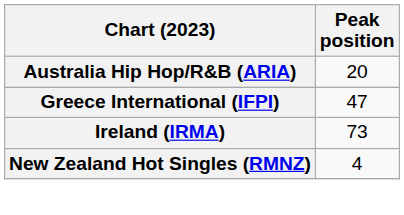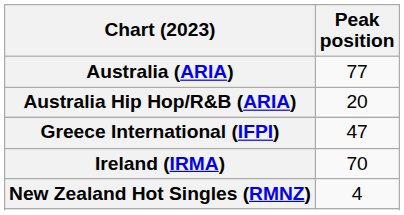+ row: (160, 71)
(357, 132) 73 -> (357, 163) 70
